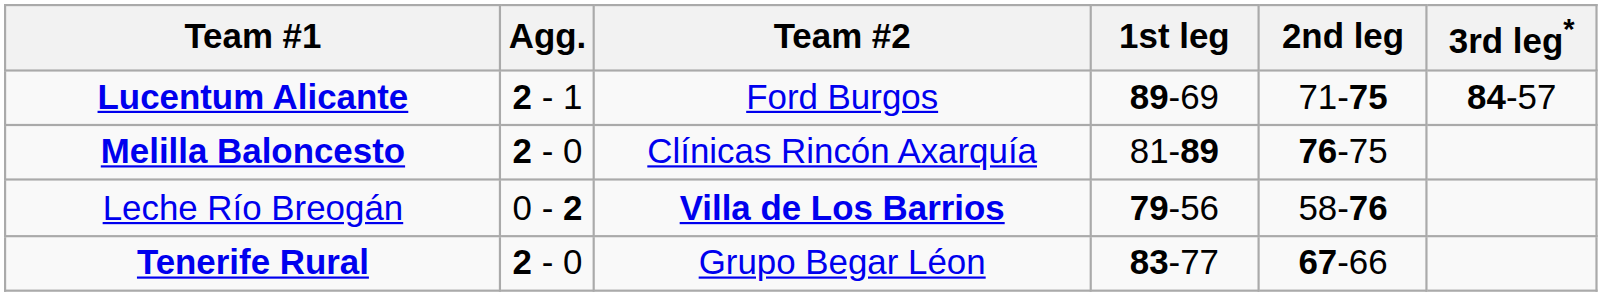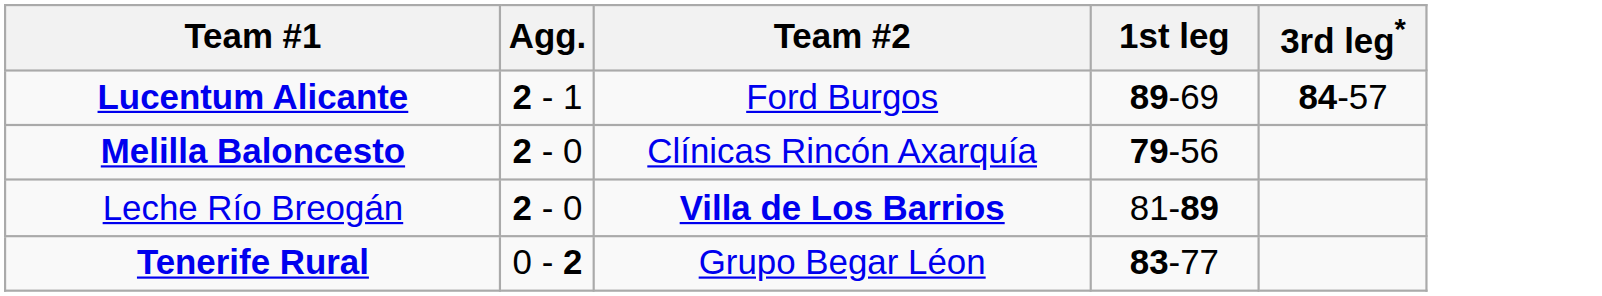- column: (1343, 36)
(1174, 152) 81-89 -> (1174, 152) 79-56
(548, 207) 0 - 2 -> (548, 207) 2 - 0
(1174, 207) 79-56 -> (1174, 207) 81-89
(548, 262) 2 - 0 -> (548, 262) 0 - 2
